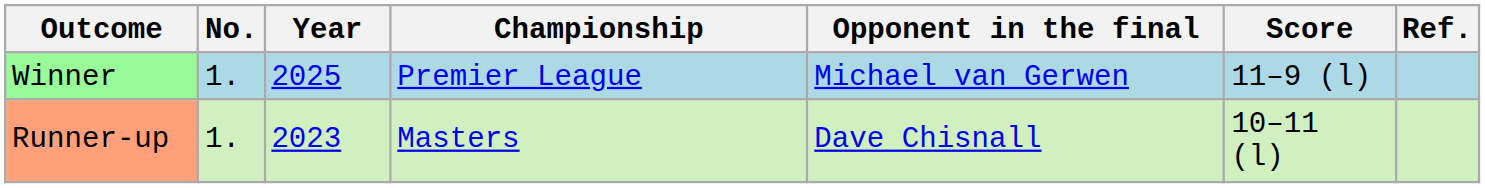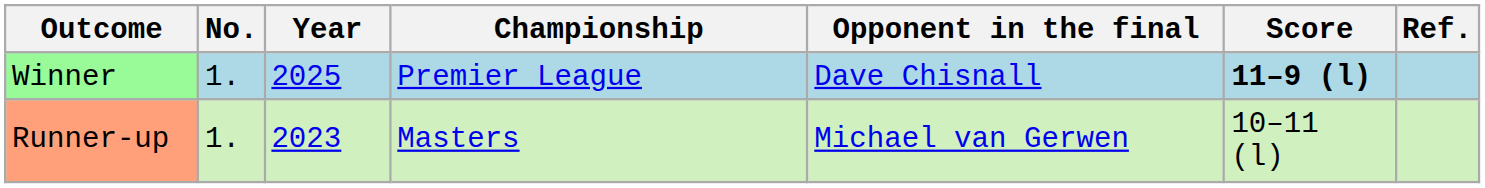(972, 76) Michael van Gerwen -> (928, 76) Dave Chisnall
(1301, 76) normal -> (1301, 76) bold
(928, 141) Dave Chisnall -> (972, 141) Michael van Gerwen
